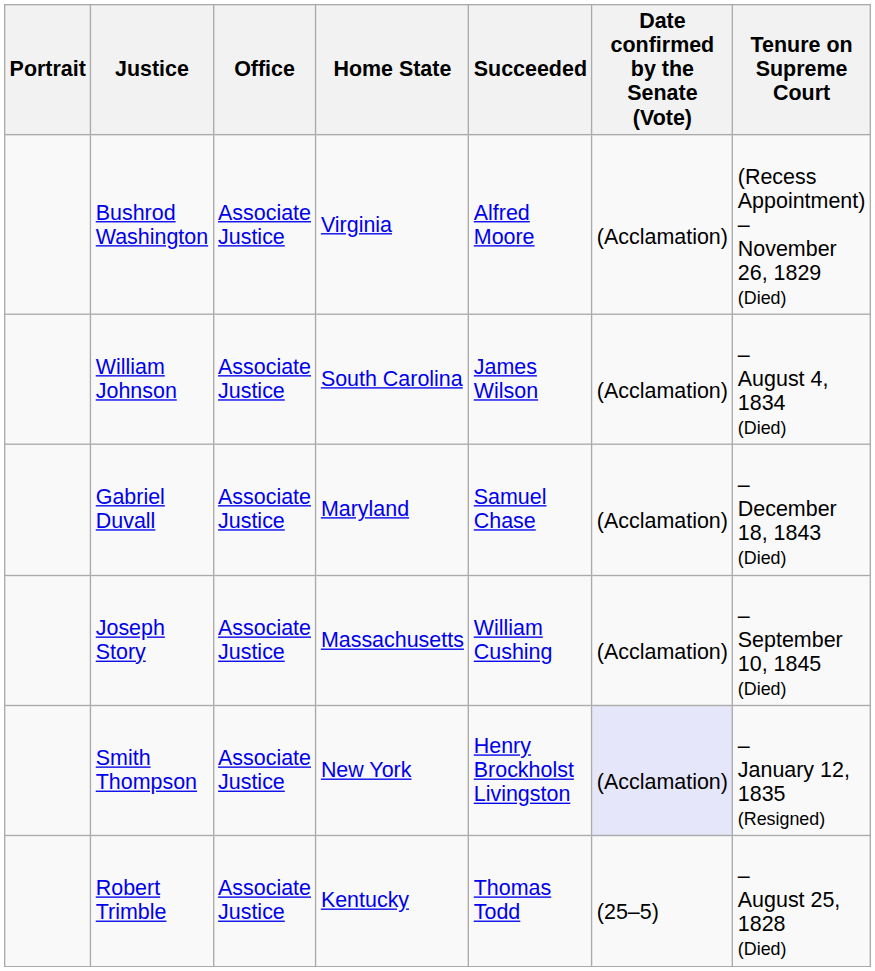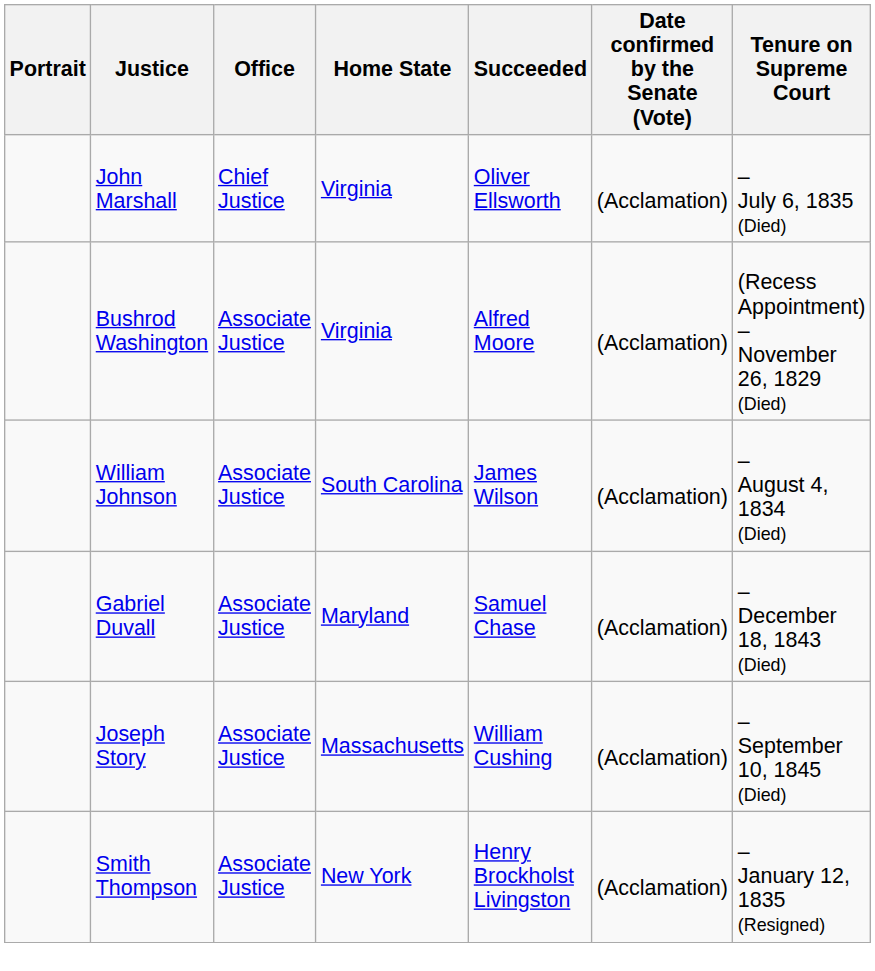+ row: (136, 188)
(662, 782) lavender background -> (662, 888) no background
- row: (131, 900)
